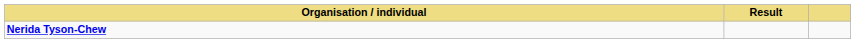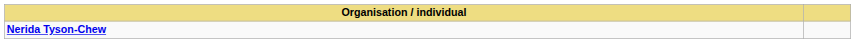- column: (766, 13)
